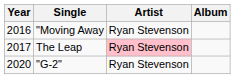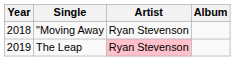(19, 30) 2016 -> (19, 30) 2018
(19, 47) 2017 -> (19, 47) 2019
- row: (49, 64)
